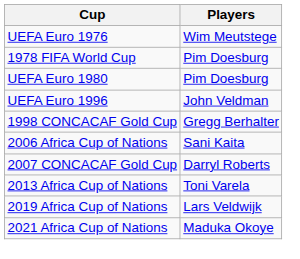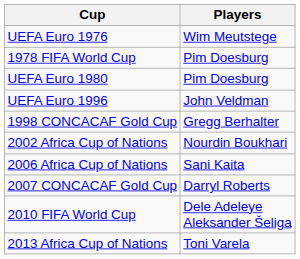+ row: (87, 143)
+ row: (72, 214)
- row: (87, 206)
- row: (87, 228)
